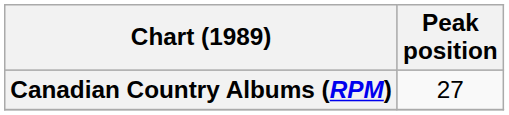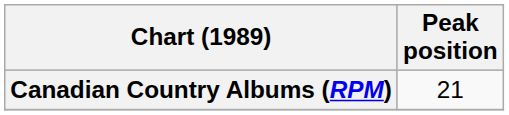(450, 89) 27 -> (450, 89) 21
